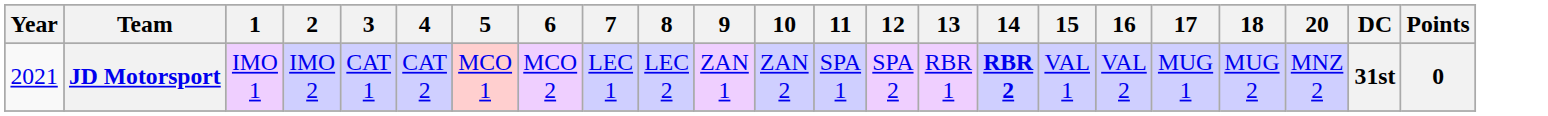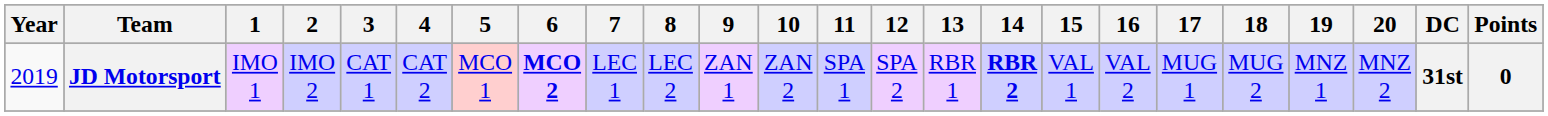+ column: (1321, 23)
(34, 76) 2021 -> (34, 76) 2019
(550, 76) normal -> (552, 76) bold
